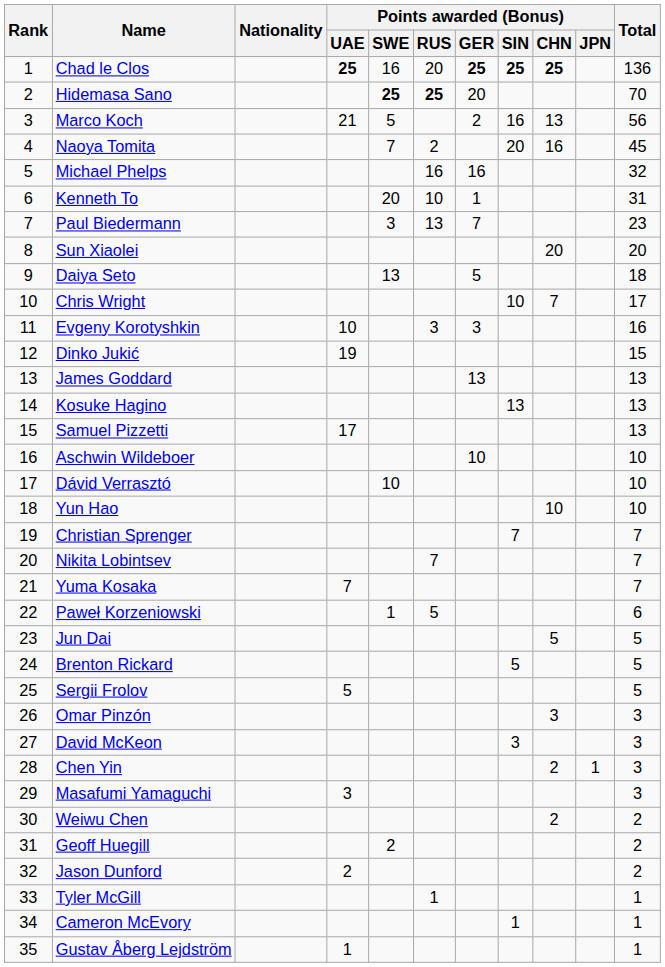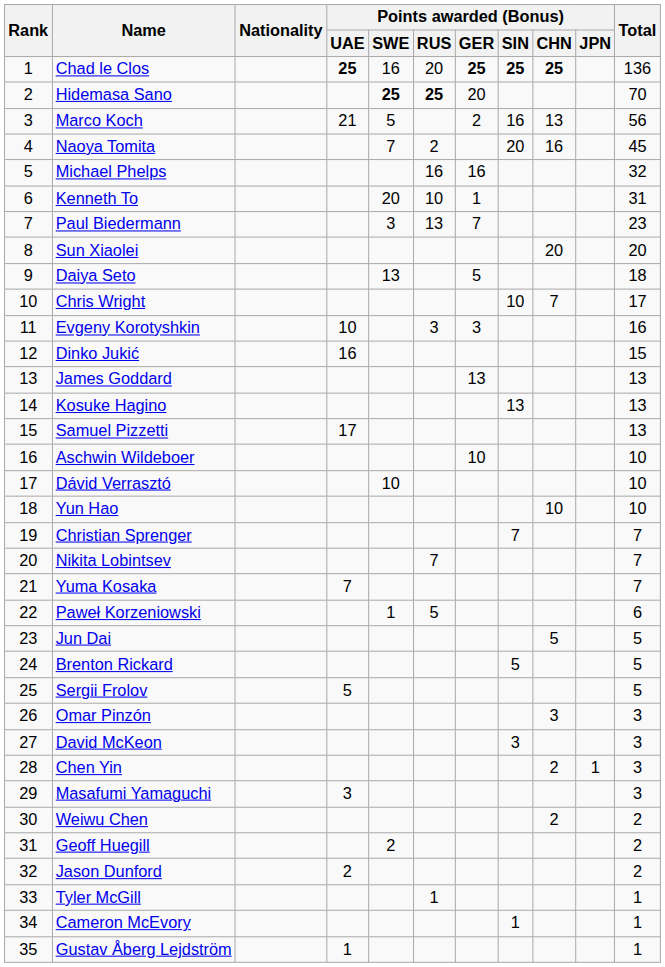(347, 353) 19 -> (347, 353) 16
